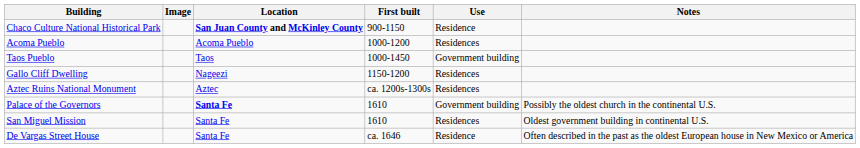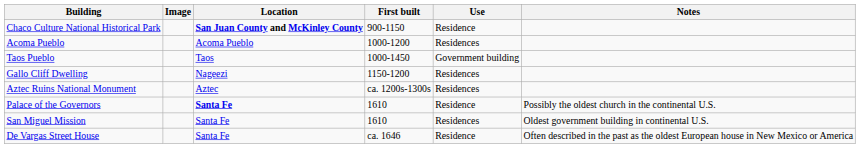(477, 105) Government building -> (455, 105) Residence
